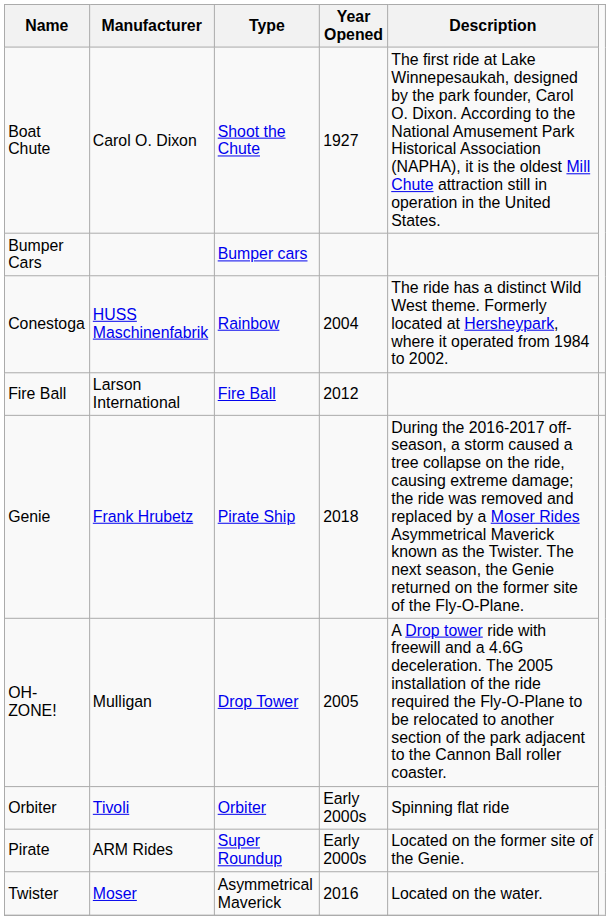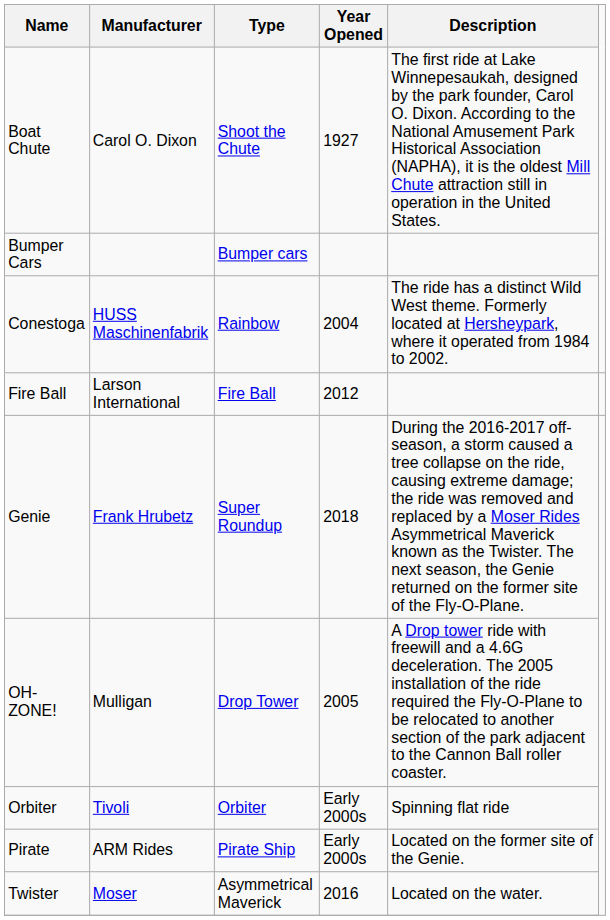(256, 516) Pirate Ship -> (250, 516) Super Roundup
(250, 850) Super Roundup -> (256, 850) Pirate Ship
